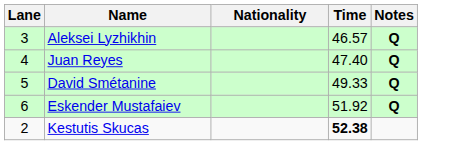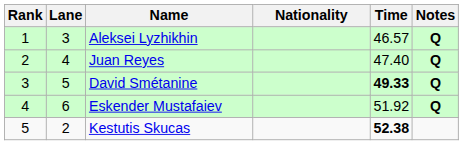+ column: (25, 15)
(350, 83) normal -> (391, 83) bold
